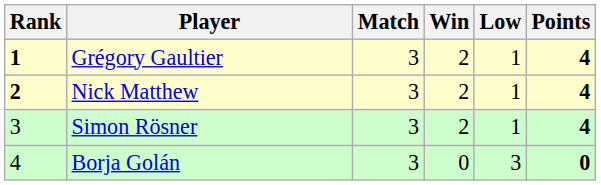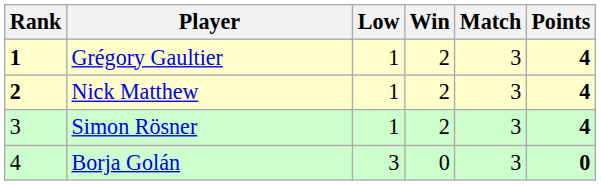columns swapped: (388, 22) <-> (500, 22)
